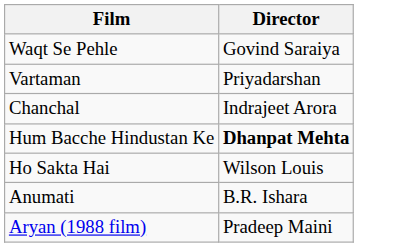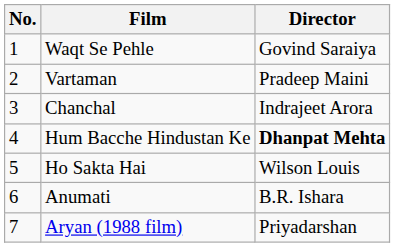+ column: (23, 19)
(272, 78) Priyadarshan -> (314, 78) Pradeep Maini
(278, 227) Pradeep Maini -> (308, 227) Priyadarshan
